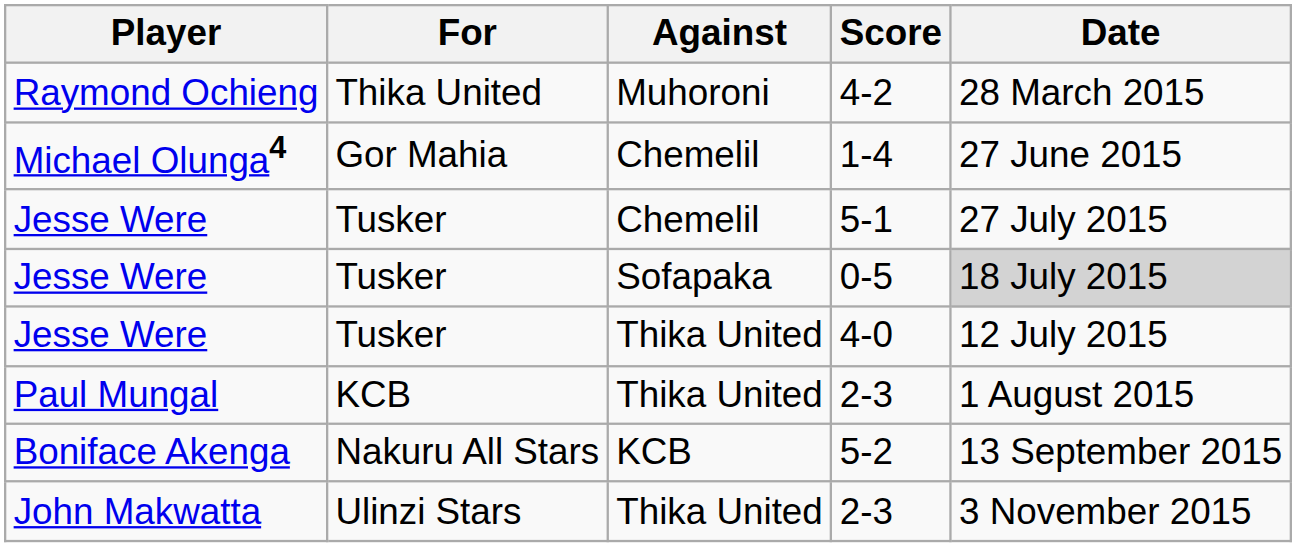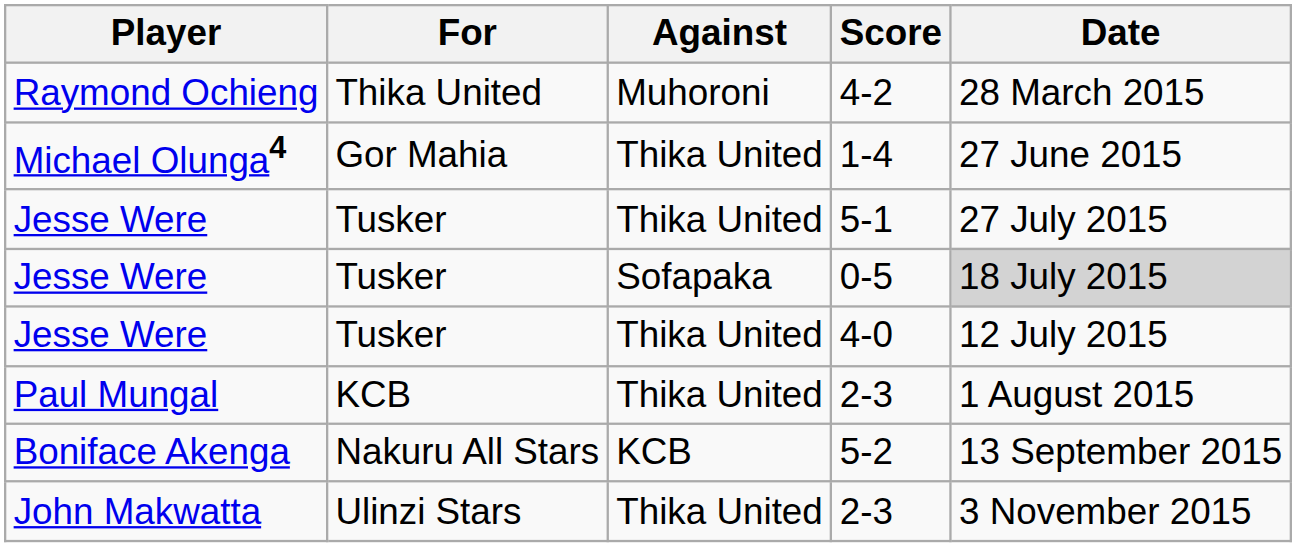(688, 155) Chemelil -> (719, 155) Thika United
(688, 218) Chemelil -> (719, 218) Thika United
